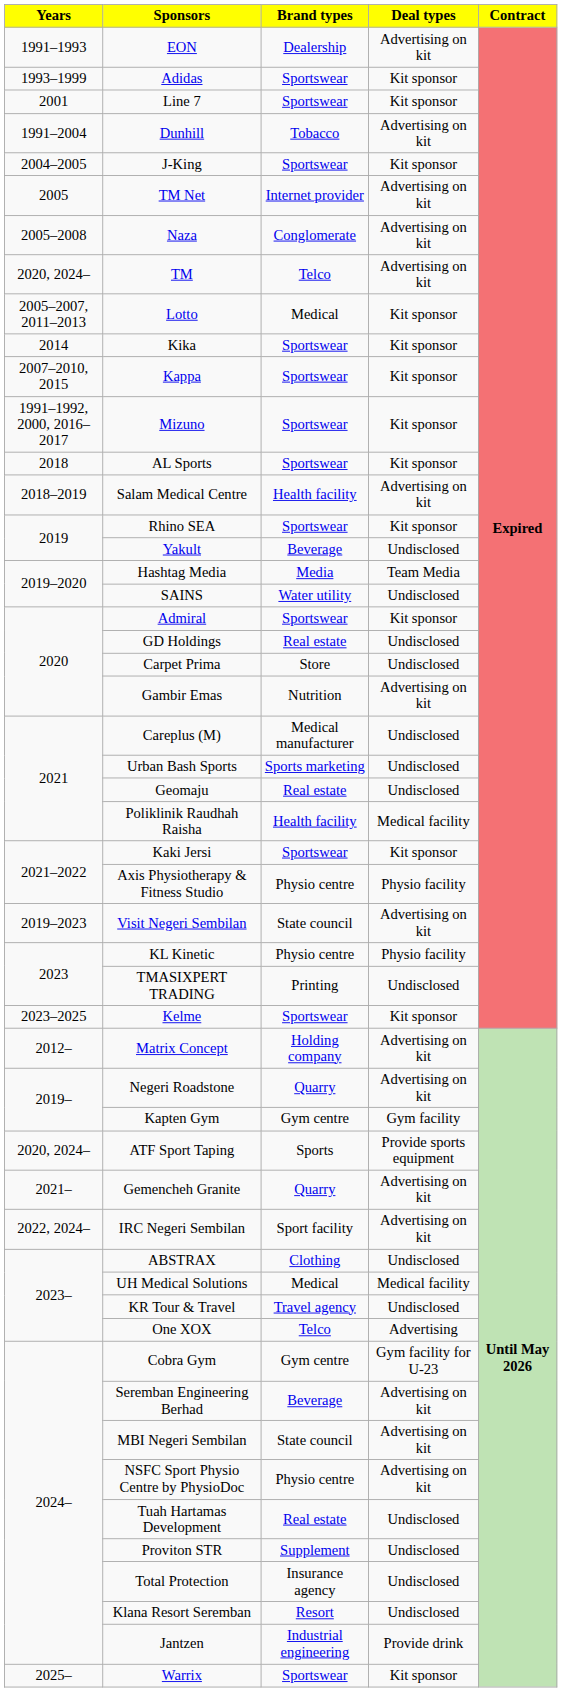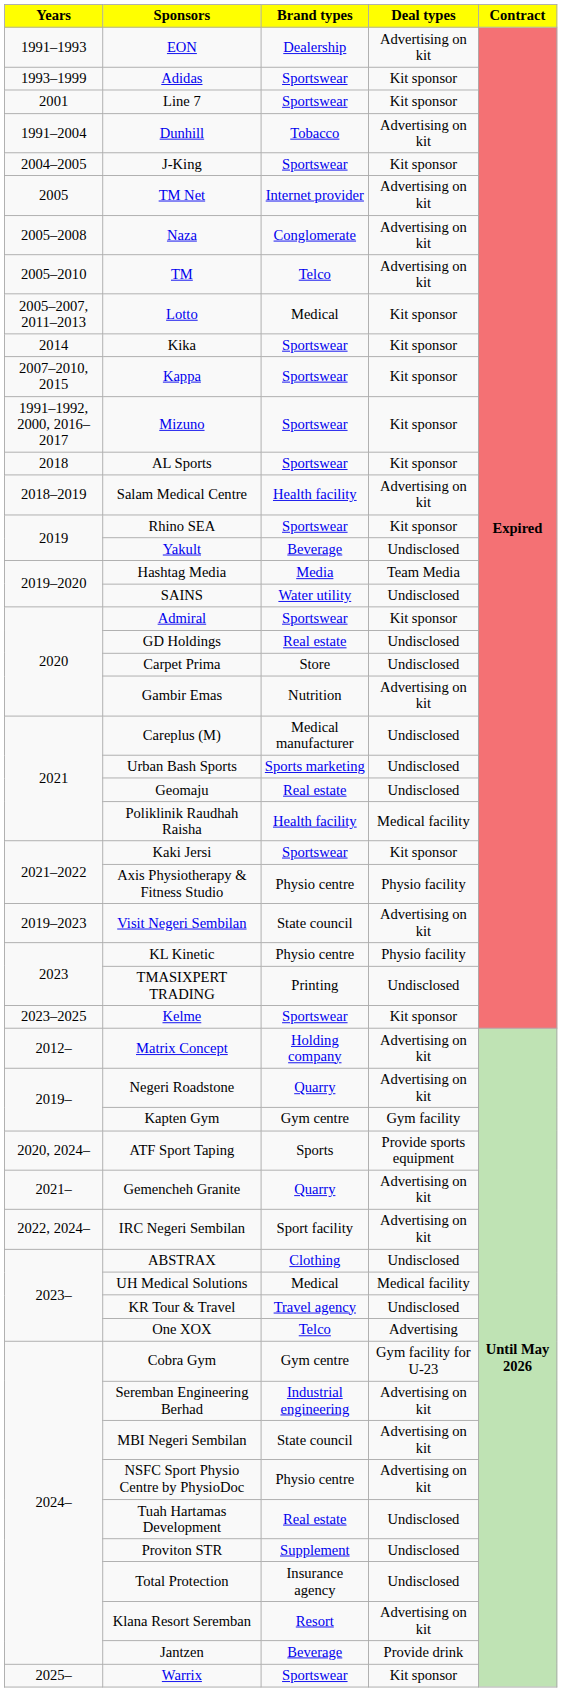(54, 274) 2020, 2024– -> (54, 274) 2005–2010
(315, 1400) Beverage -> (315, 1400) Industrial engineering
(423, 1612) Undisclosed -> (423, 1621) Advertising on kit
(315, 1644) Industrial engineering -> (315, 1652) Beverage
